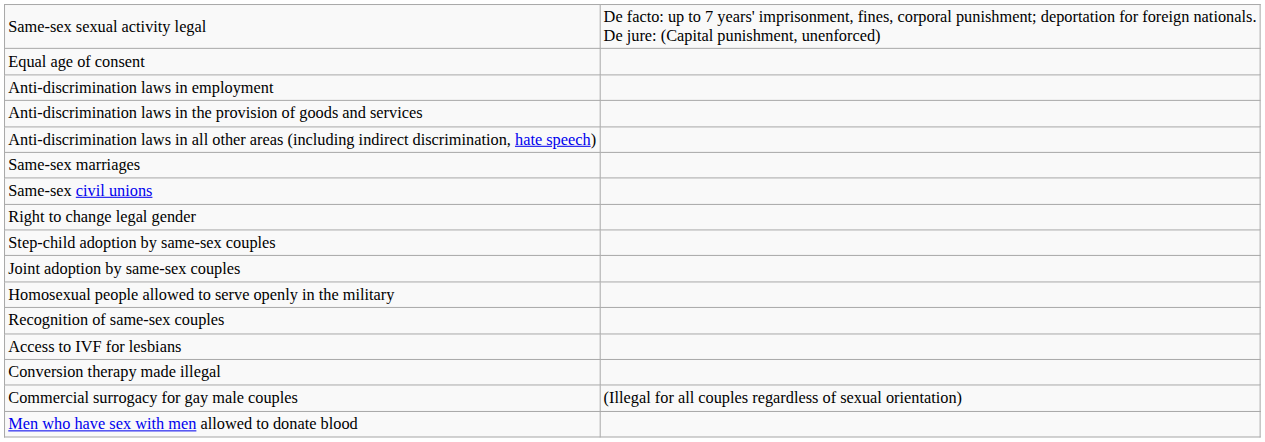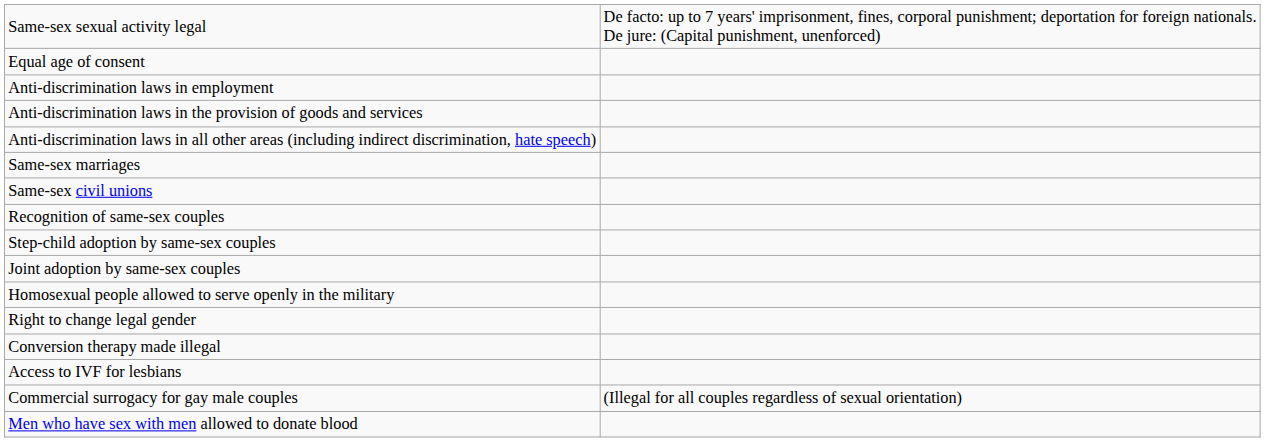rows swapped: (116, 320) <-> (102, 216)
rows swapped: (115, 372) <-> (95, 346)
